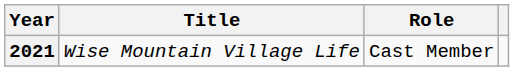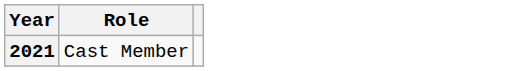- column: (212, 20)
